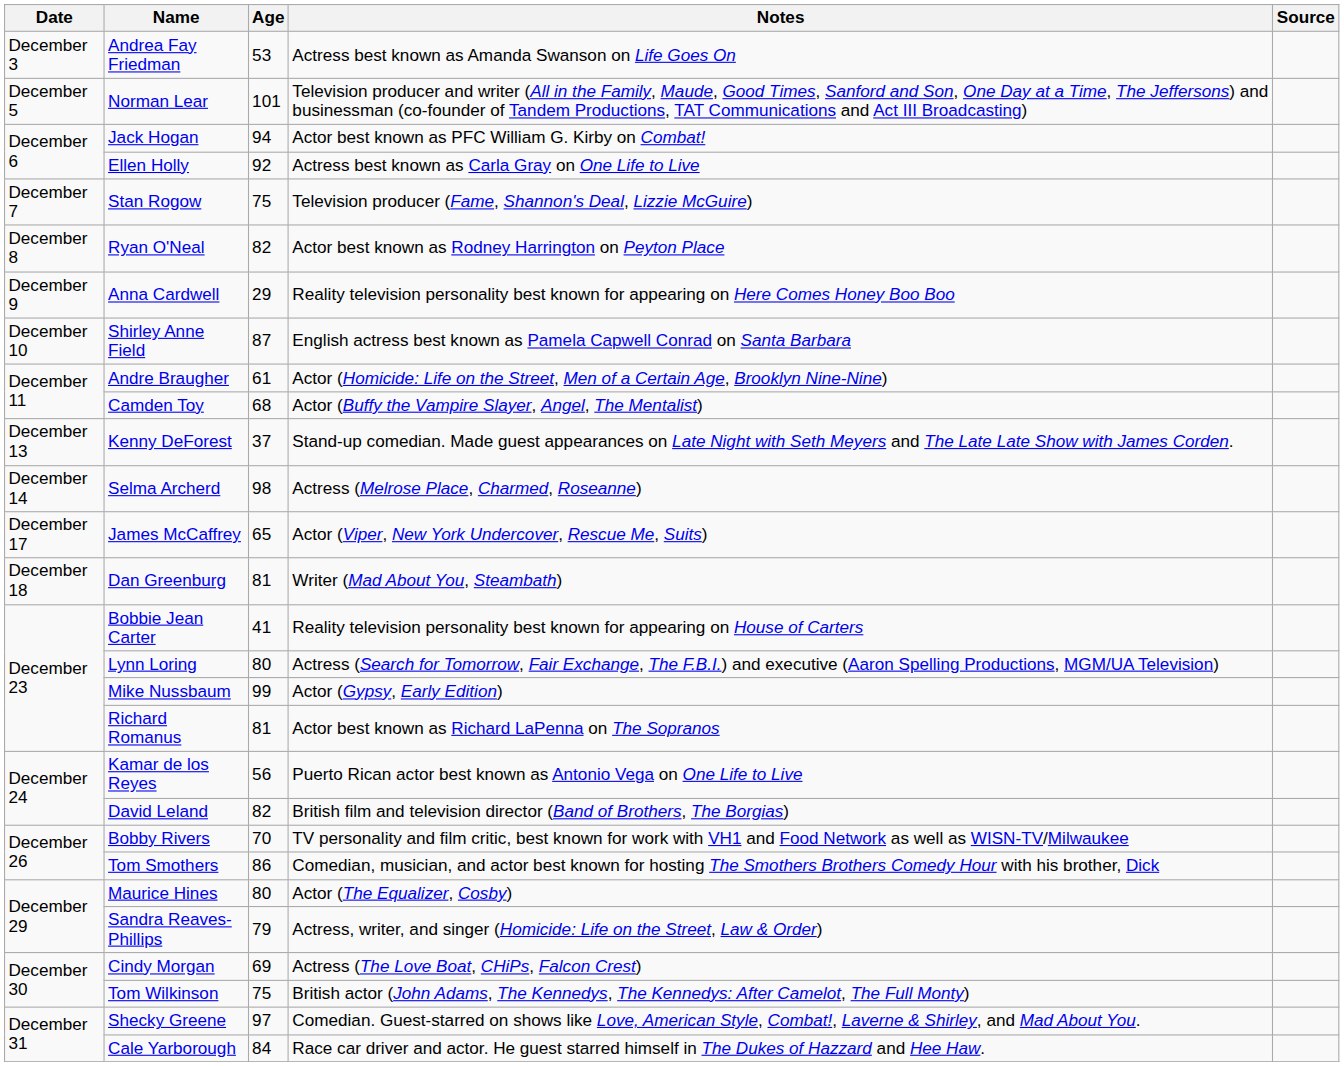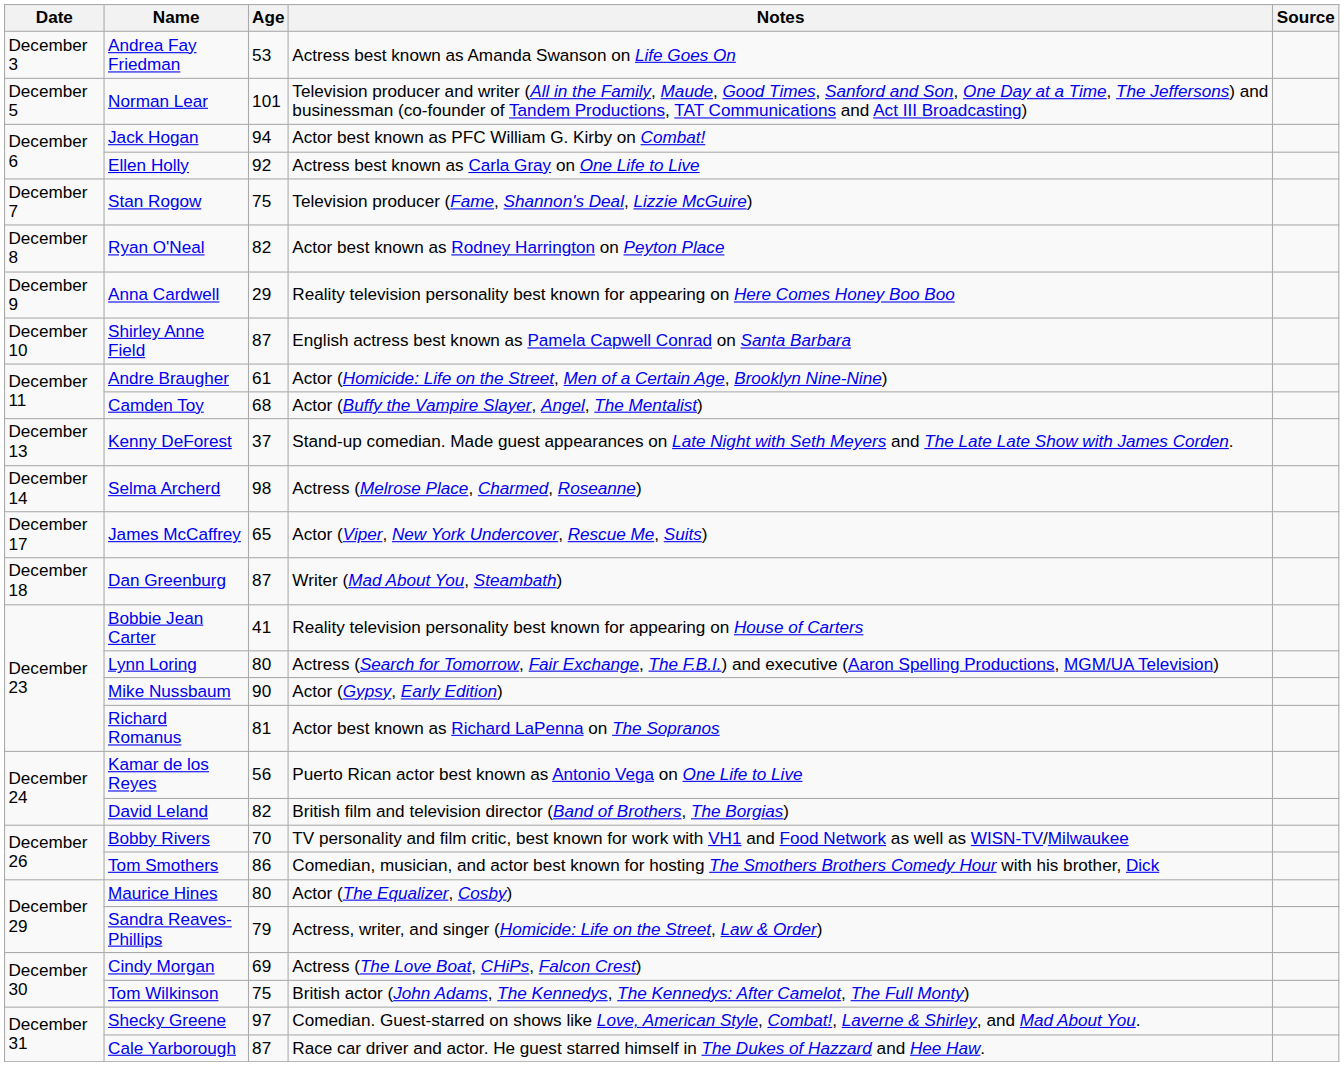(262, 581) 81 -> (262, 581) 87
(262, 691) 99 -> (262, 691) 90
(262, 1047) 84 -> (262, 1047) 87
